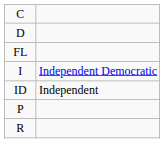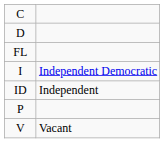- row: (20, 128)
+ row: (20, 128)
